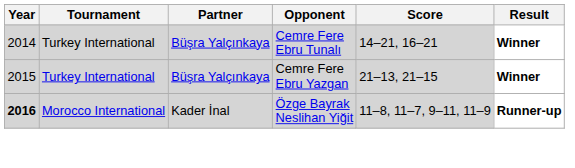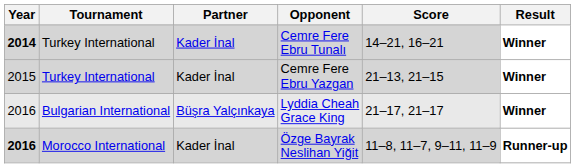(22, 42) normal -> (22, 42) bold
(220, 42) Büşra Yalçınkaya -> (205, 42) Kader İnal
(220, 77) Büşra Yalçınkaya -> (205, 77) Kader İnal
+ row: (320, 111)
